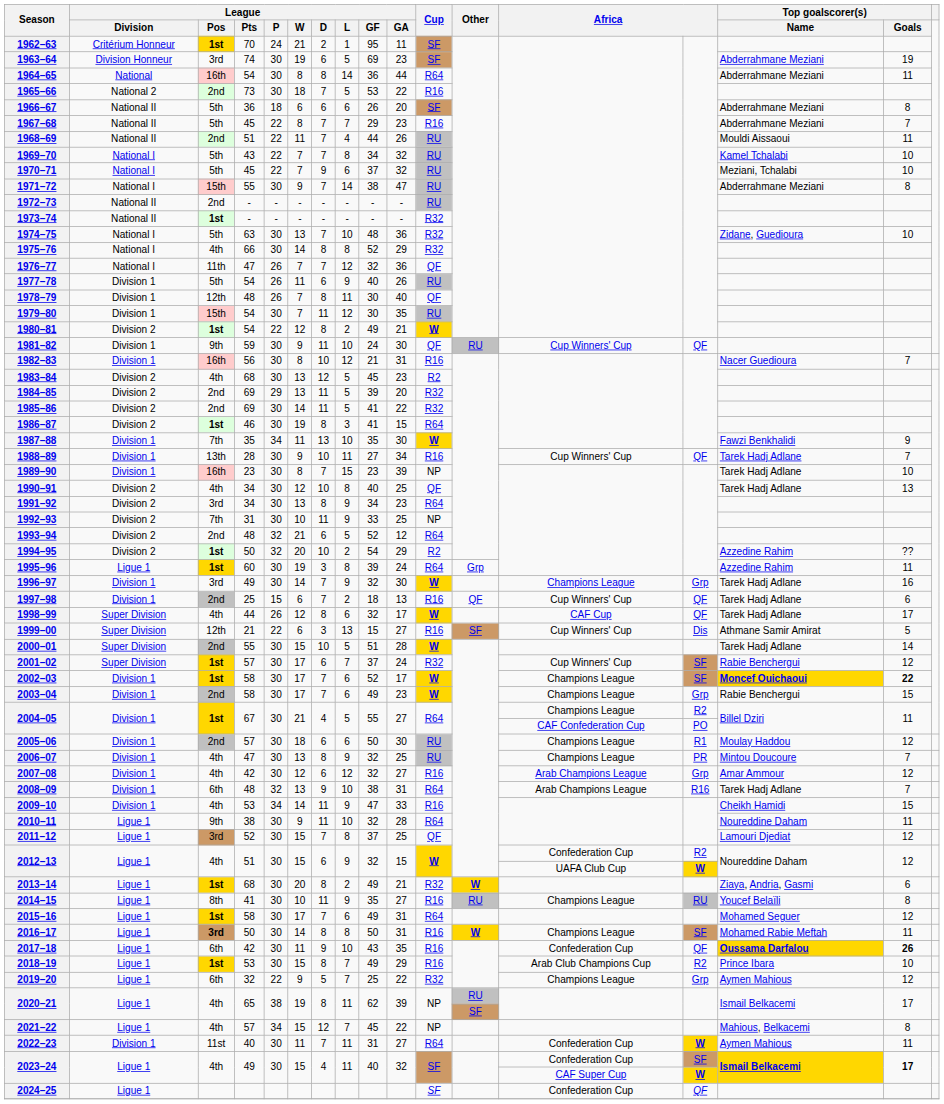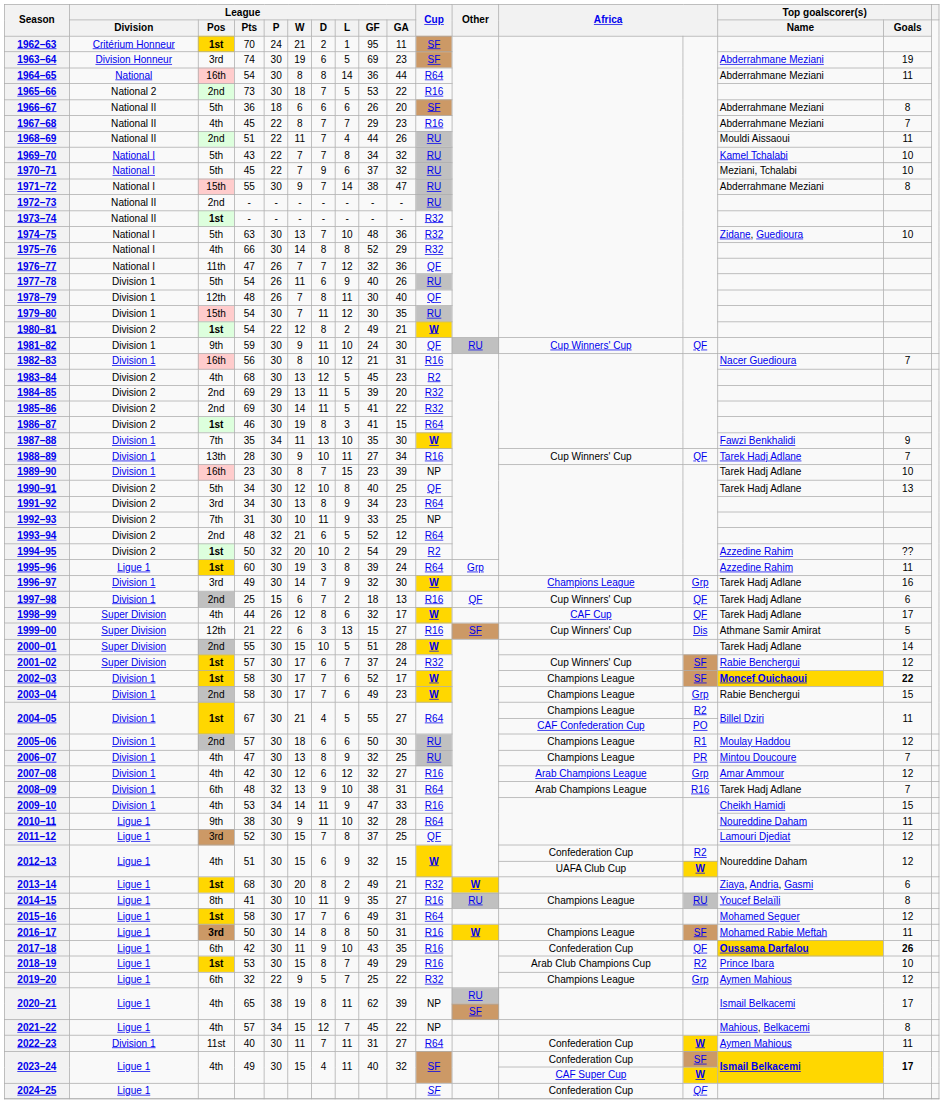(216, 123) 5th -> (216, 123) 4th
(216, 488) 4th -> (216, 488) 5th
